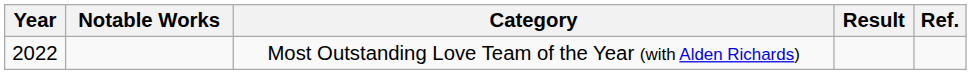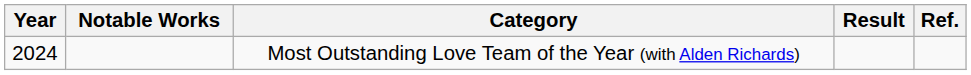(35, 52) 2022 -> (35, 52) 2024
